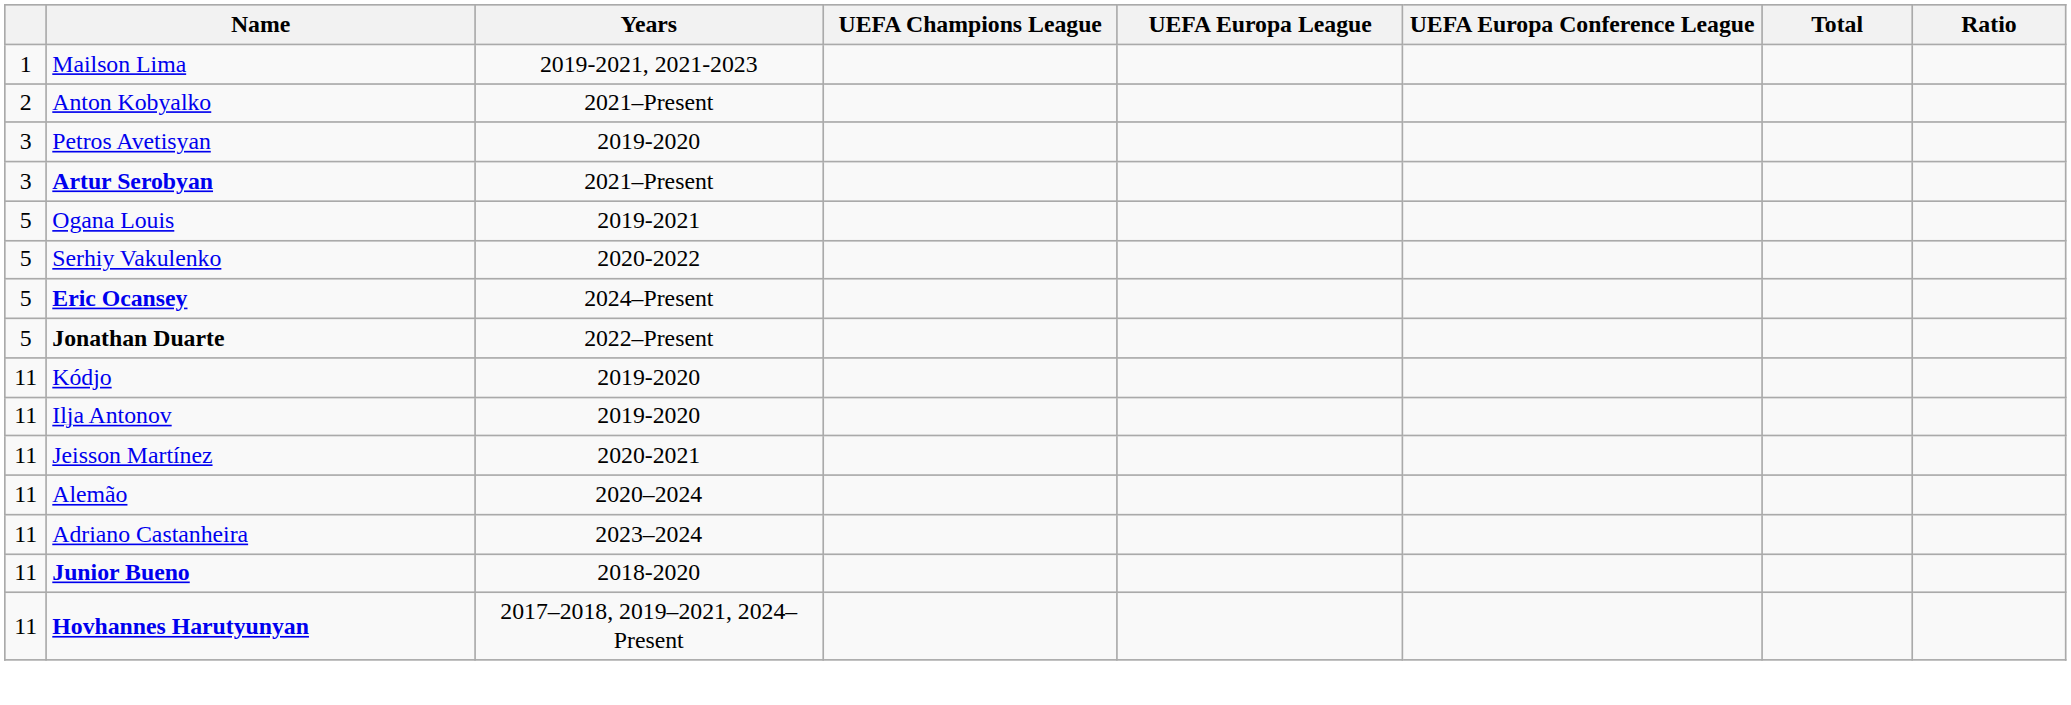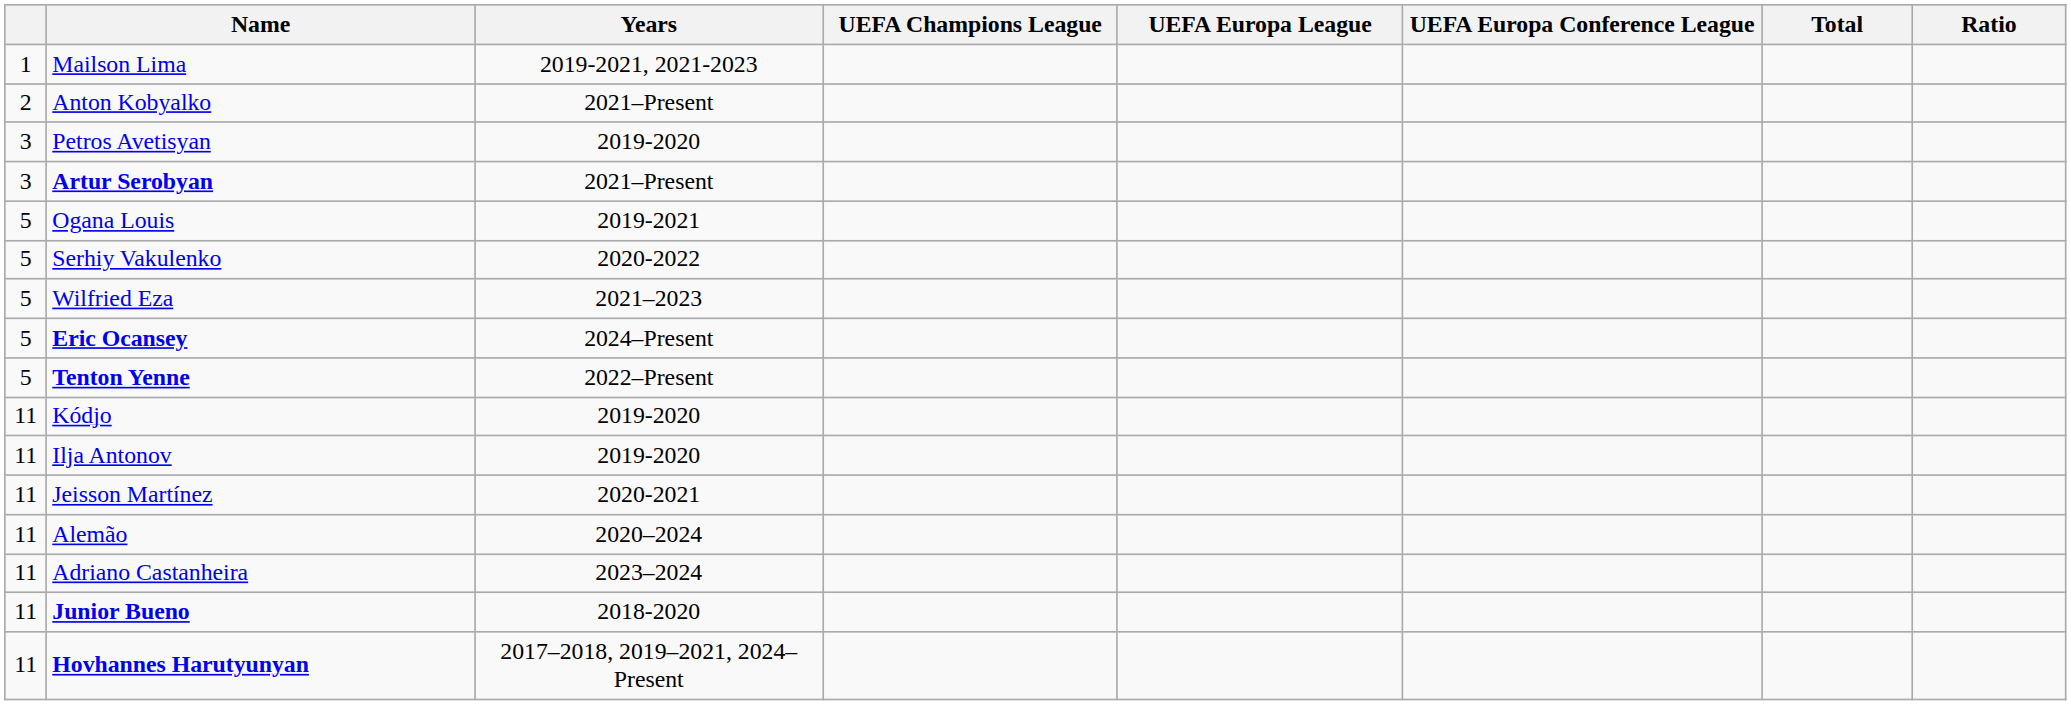+ row: (113, 298)
+ row: (121, 377)
- row: (138, 337)
